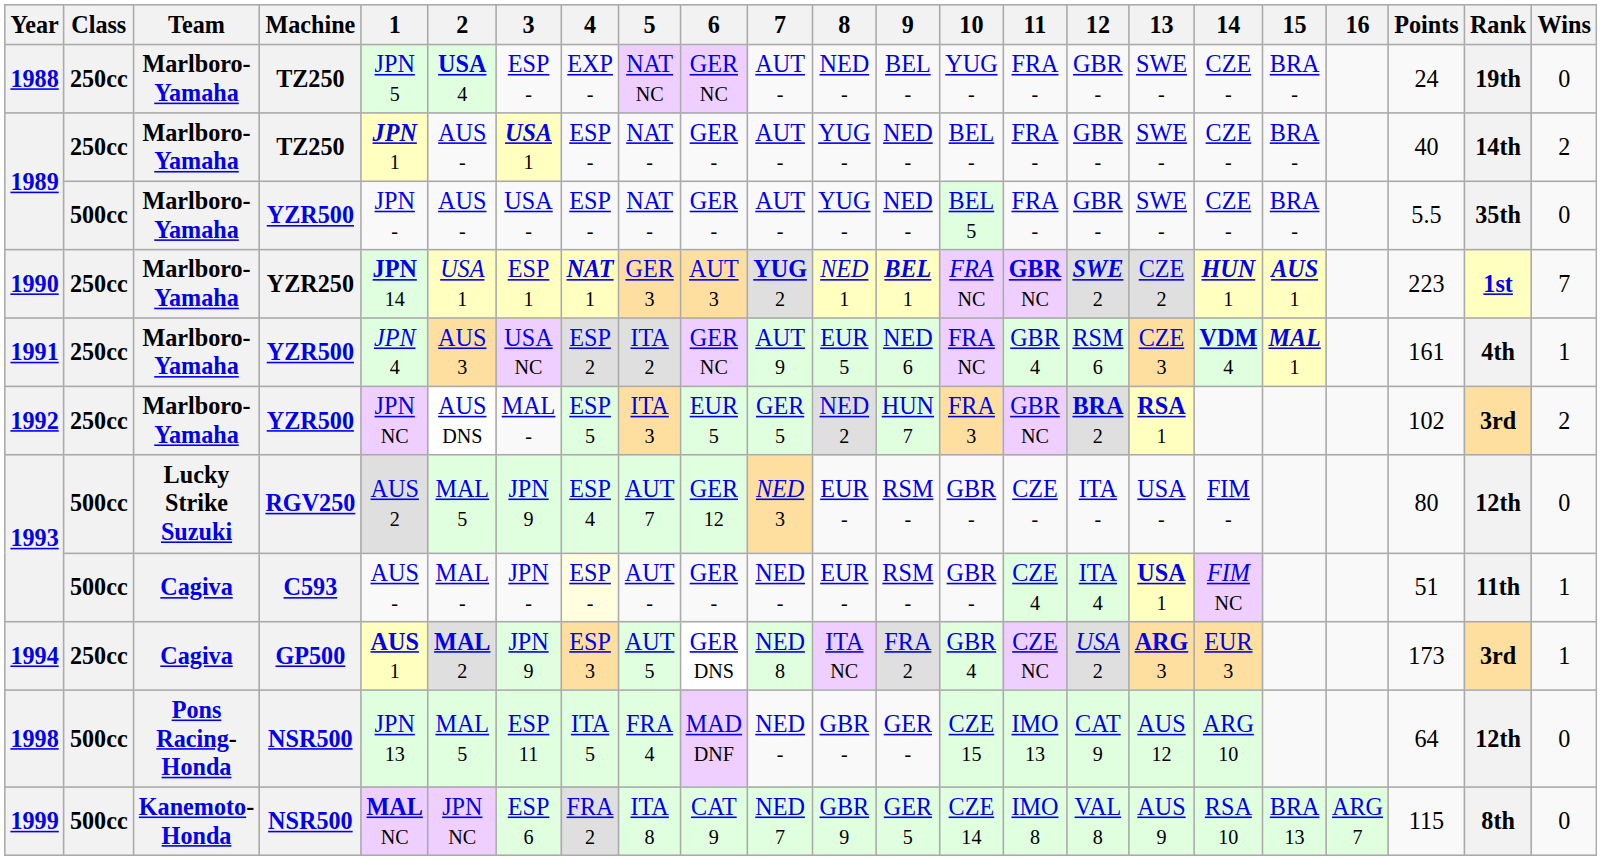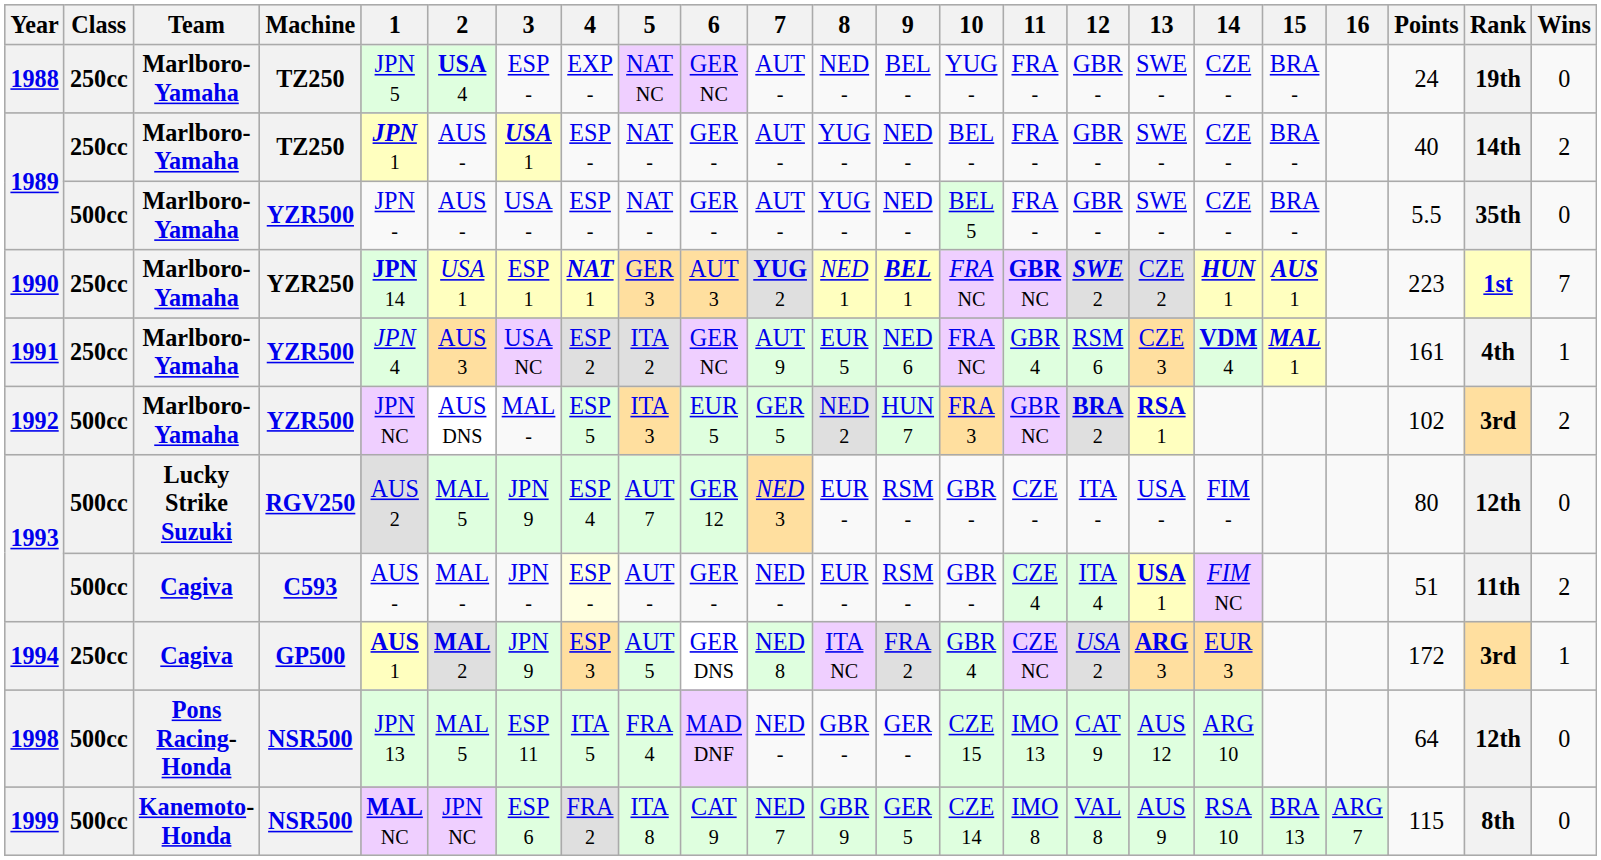(99, 421) 250cc -> (99, 421) 500cc
(1564, 586) 1 -> (1564, 586) 2
(1426, 655) 173 -> (1426, 655) 172
